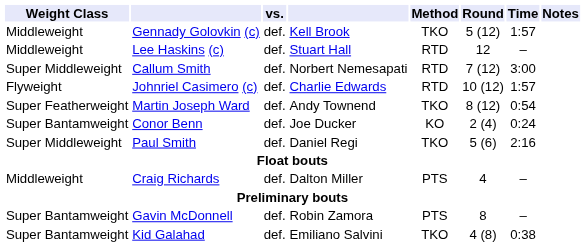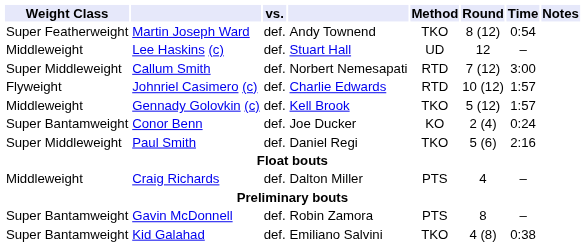rows swapped: (196, 32) <-> (191, 105)
(435, 50) RTD -> (435, 50) UD
